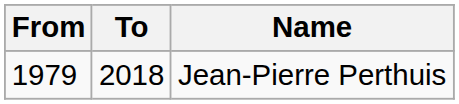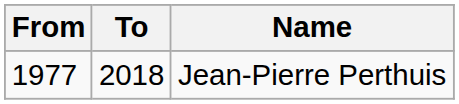(44, 74) 1979 -> (44, 74) 1977
